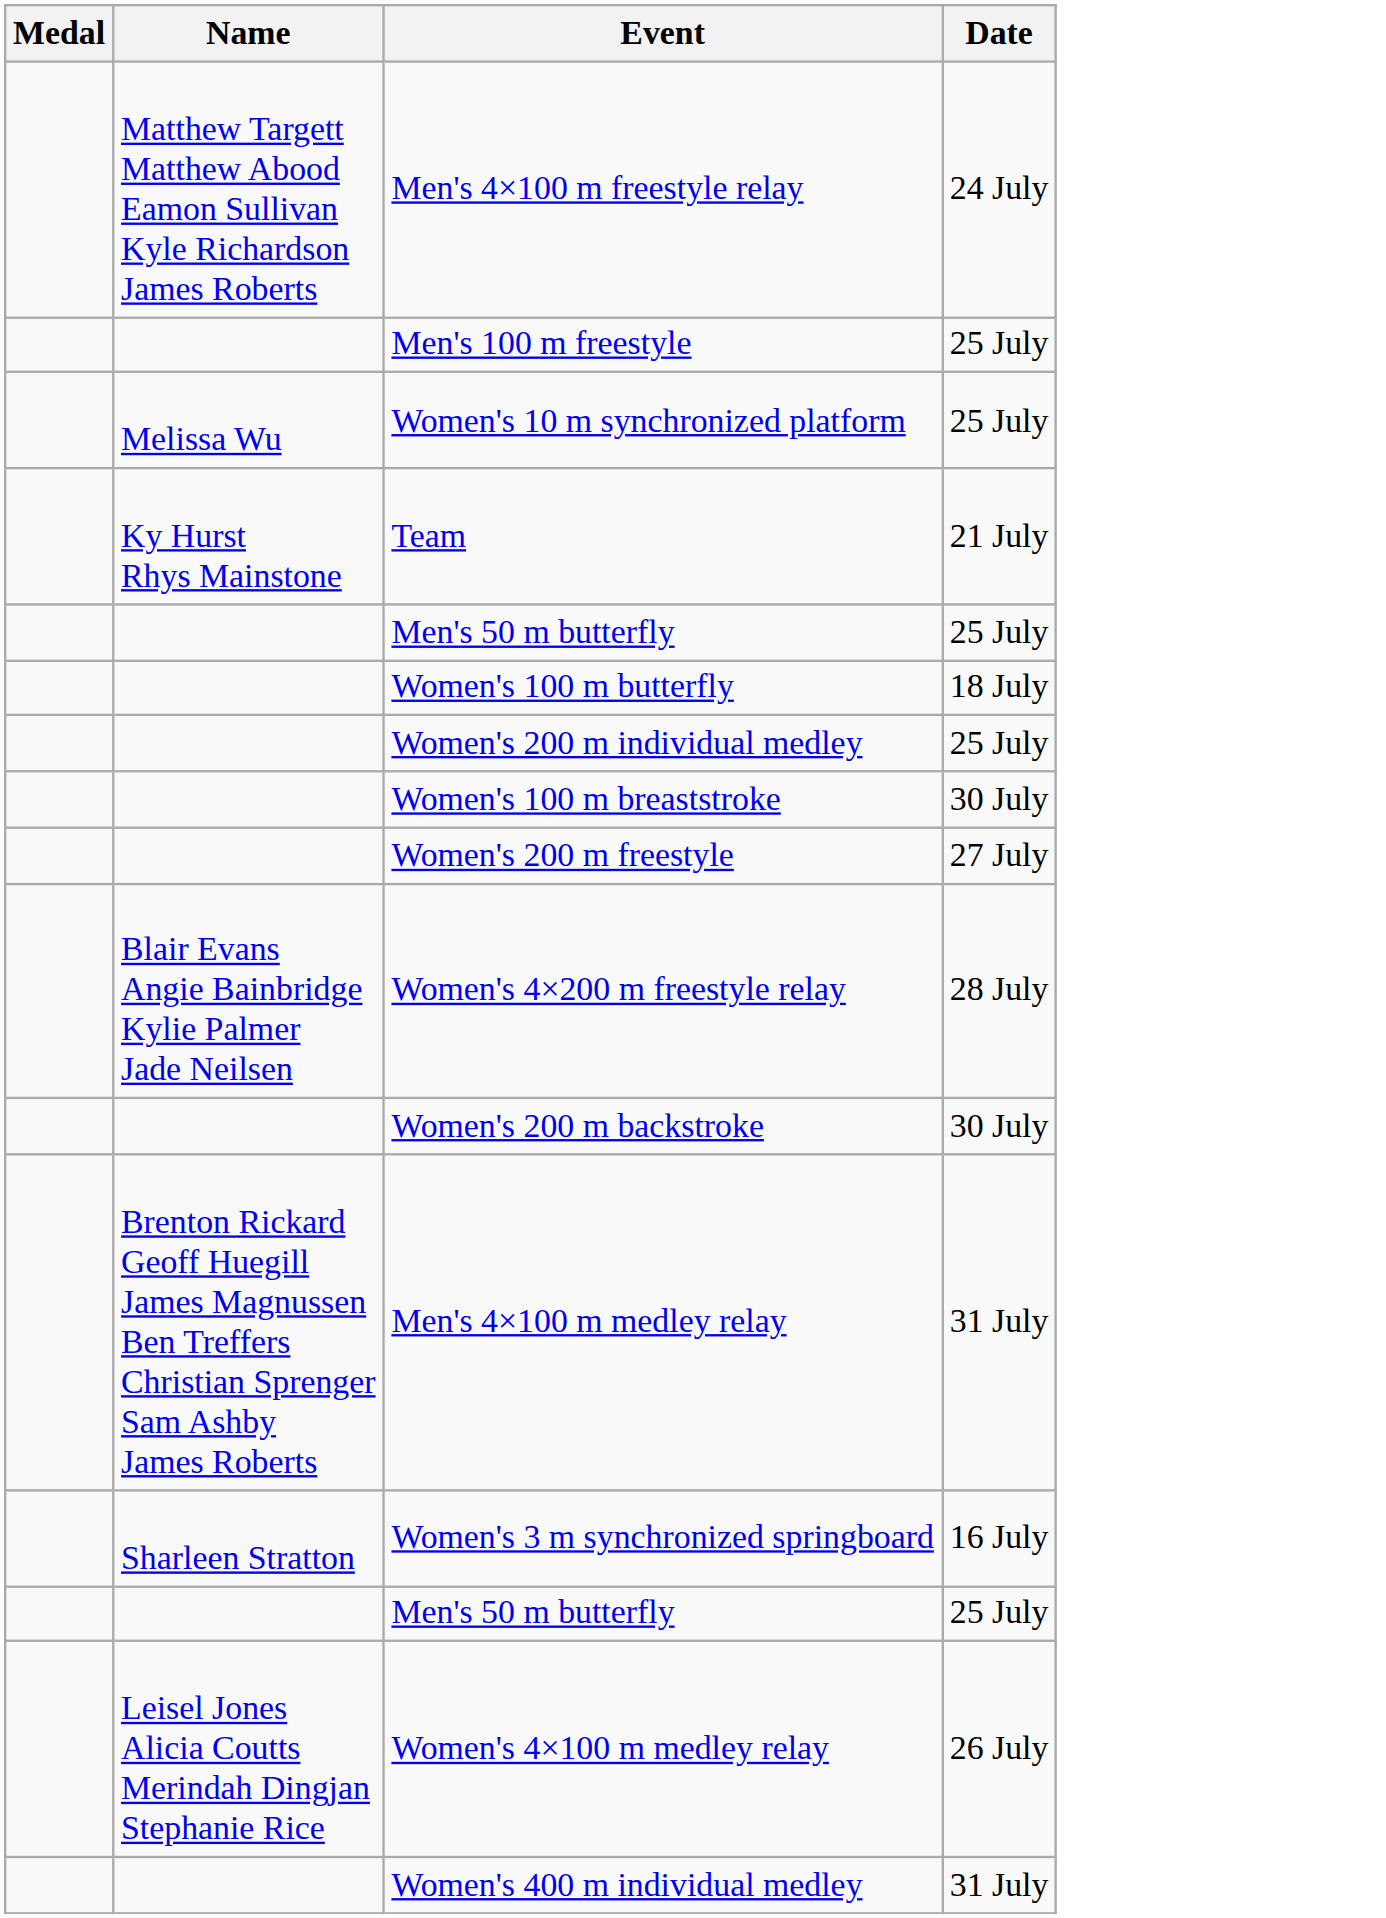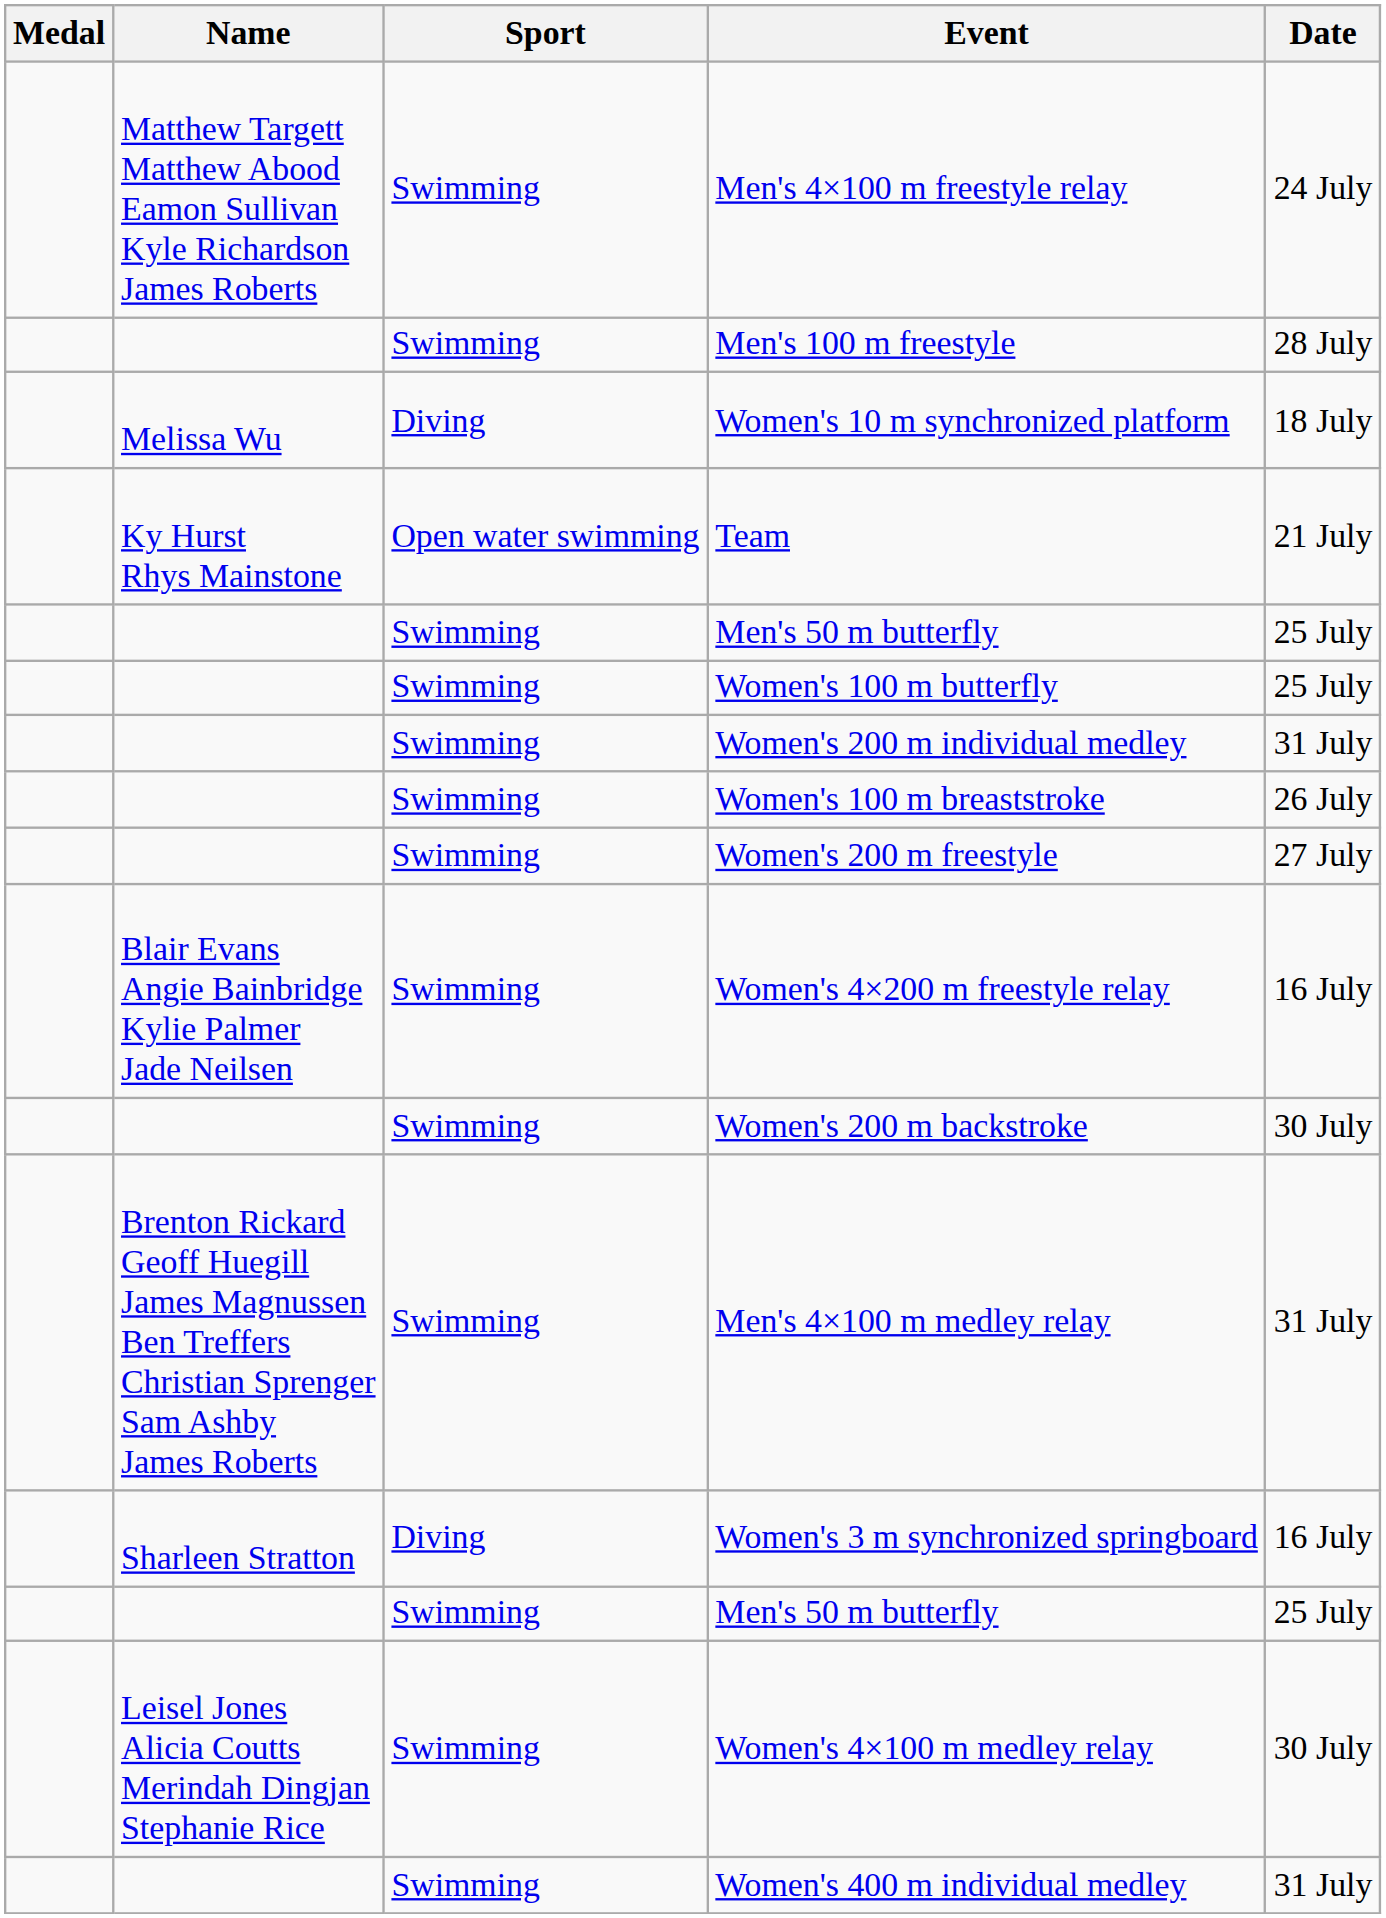+ column: (545, 32)
(999, 344) 25 July -> (1323, 344) 28 July
(999, 419) 25 July -> (1323, 419) 18 July
(999, 687) 18 July -> (1323, 687) 25 July
(999, 743) 25 July -> (1323, 743) 31 July
(999, 798) 30 July -> (1323, 798) 26 July
(999, 990) 28 July -> (1323, 990) 16 July
(999, 1748) 26 July -> (1323, 1748) 30 July
